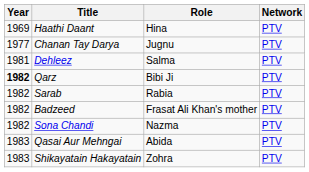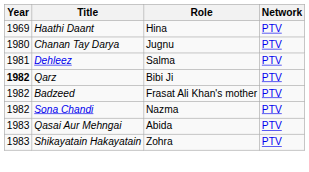(18, 45) 1977 -> (18, 45) 1980
- row: (48, 93)
